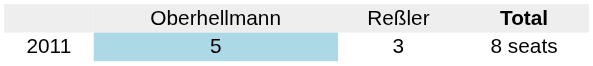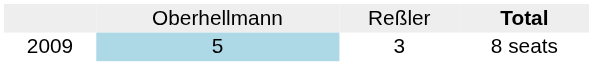(49, 46) 2011 -> (50, 46) 2009
